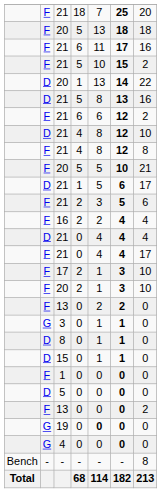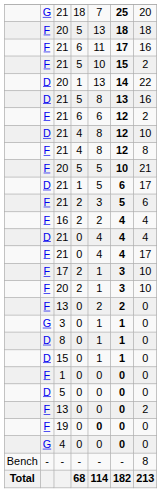(47, 13) F -> (47, 13) G
(47, 427) G -> (47, 427) F
